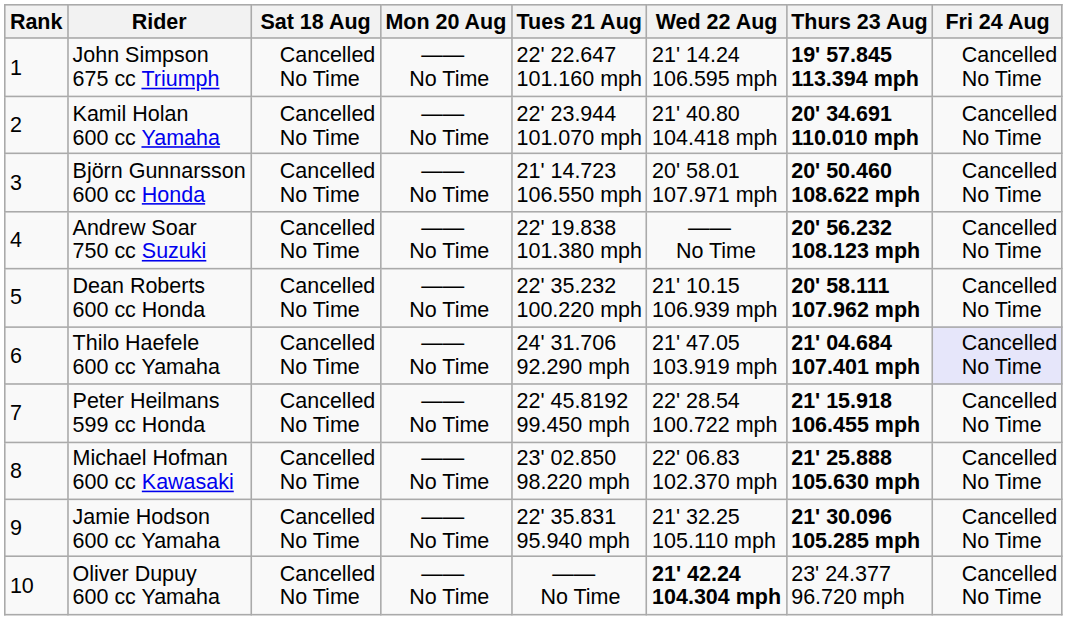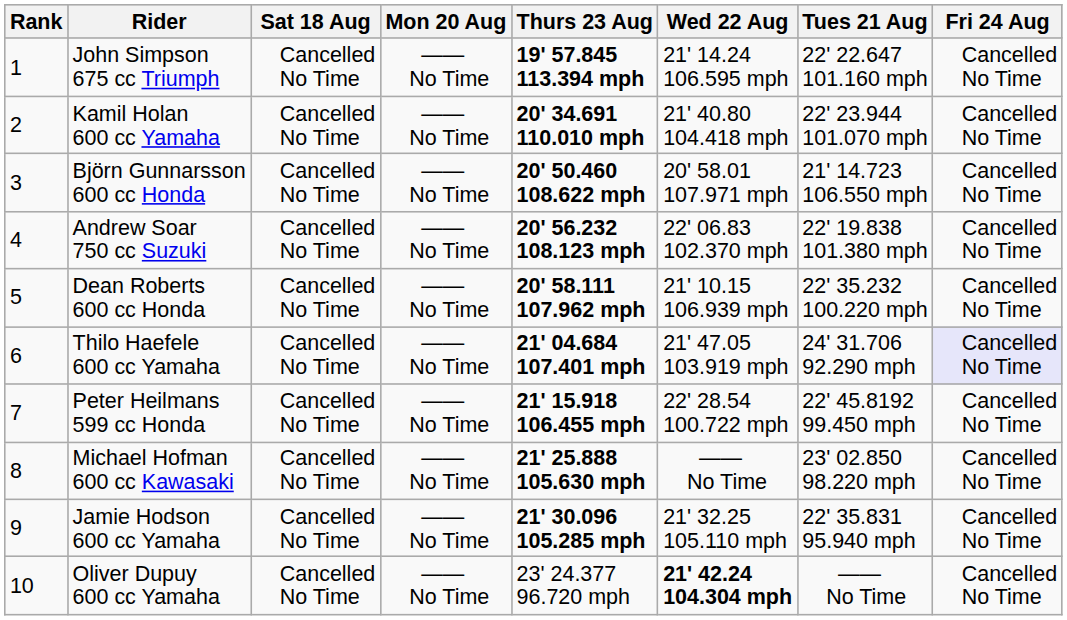columns swapped: (579, 21) <-> (859, 21)
(704, 240) —— No Time -> (726, 240) 22' 06.83 102.370 mph
(715, 470) 22' 06.83 102.370 mph -> (715, 470) —— No Time
